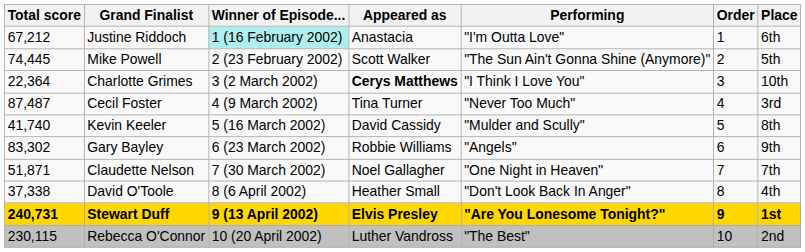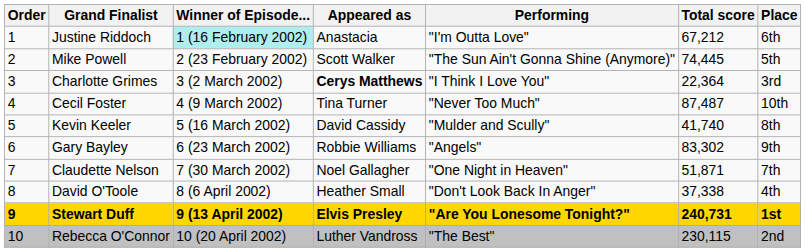columns swapped: (736, 15) <-> (44, 15)
(775, 81) 10th -> (771, 81) 3rd
(771, 103) 3rd -> (775, 103) 10th
